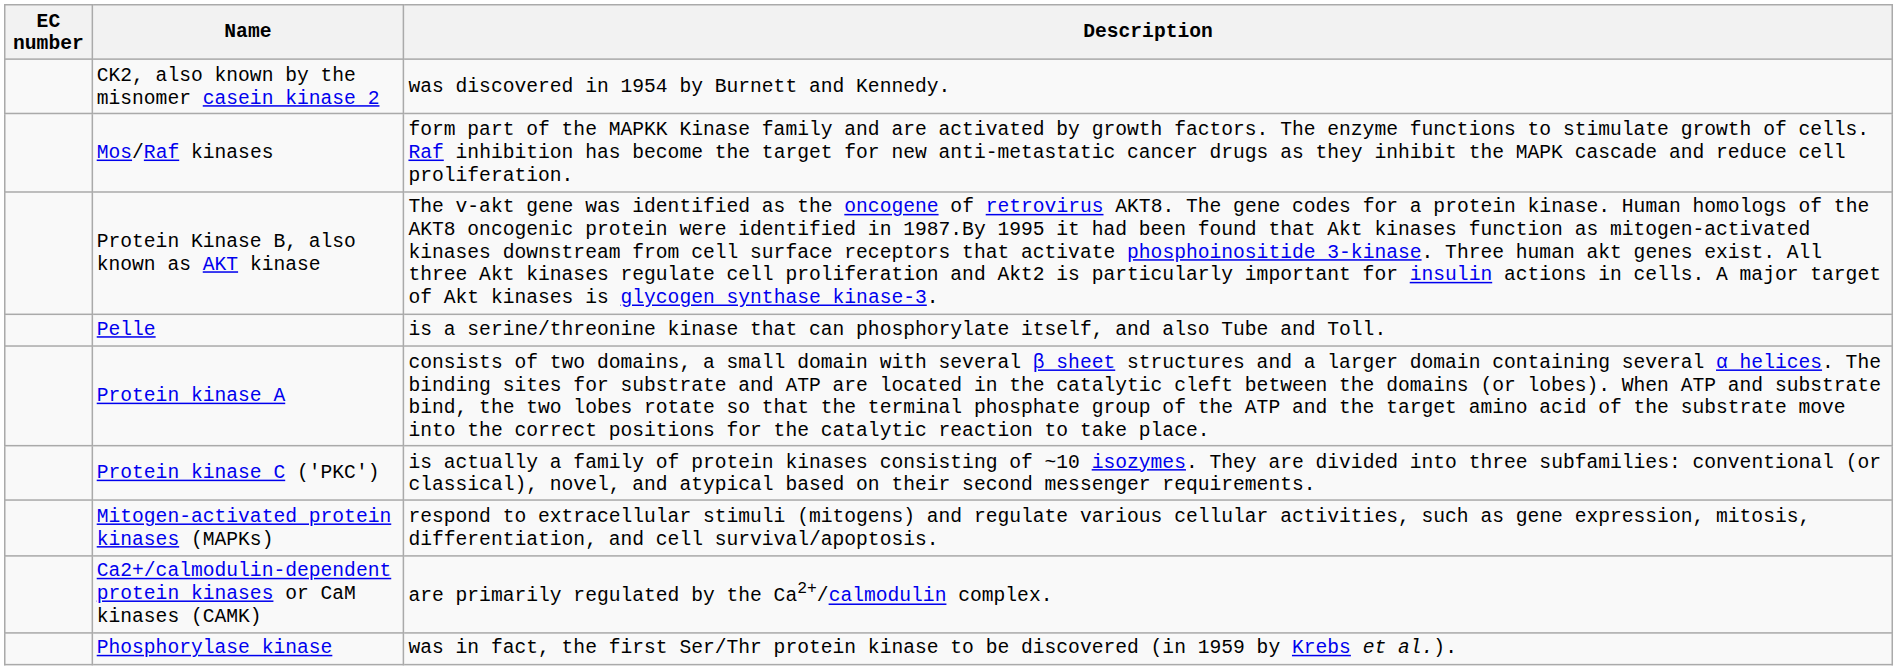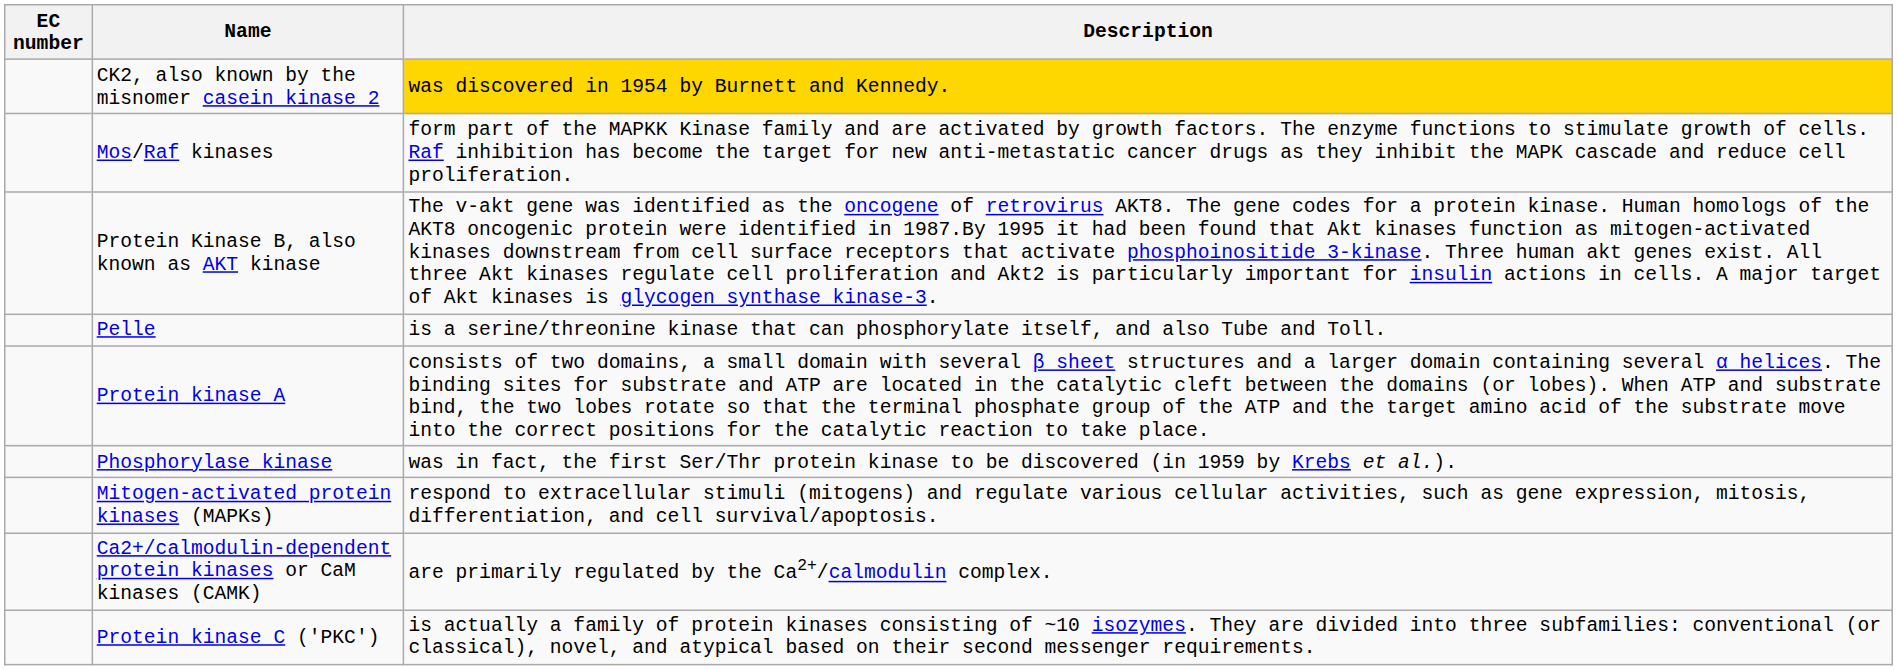(679, 87) no background -> (679, 87) gold background
rows swapped: (238, 473) <-> (215, 648)
